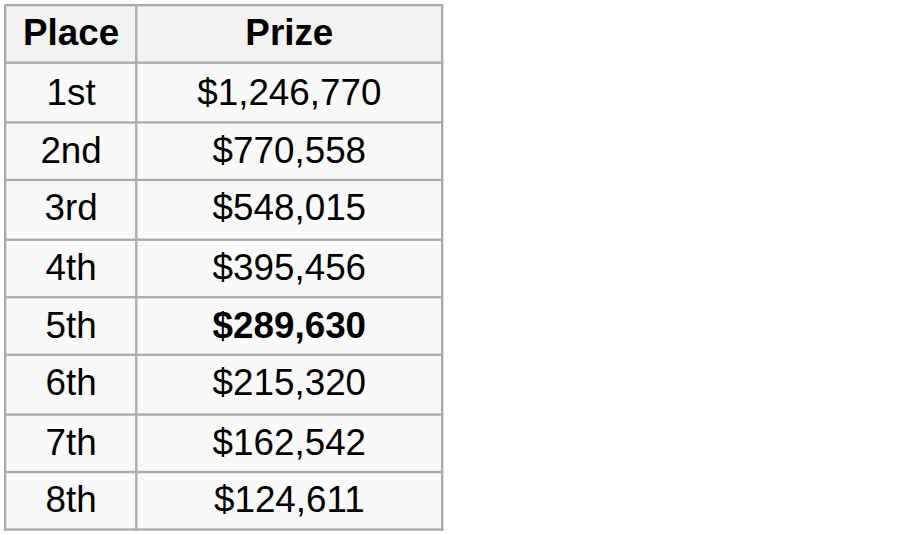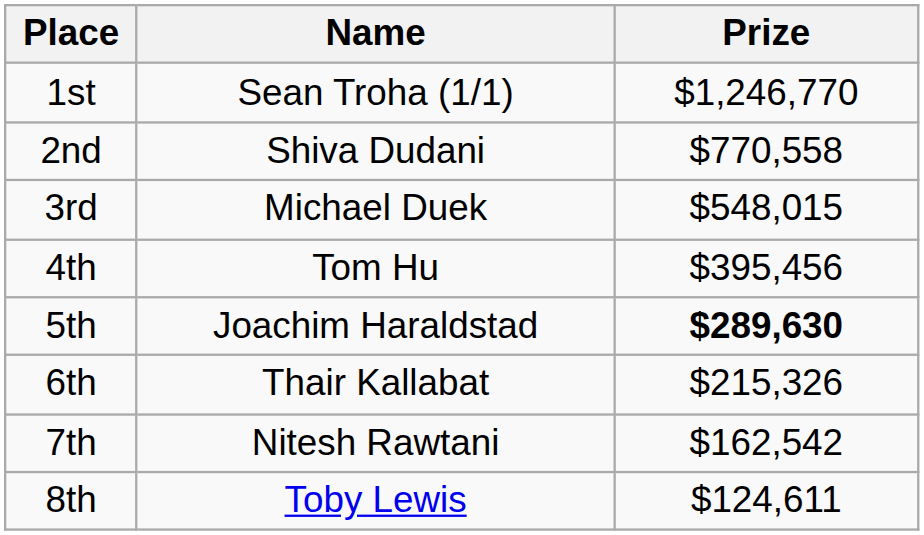+ column: (376, 33)
(289, 383) $215,320 -> (766, 383) $215,326
